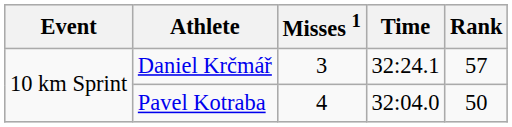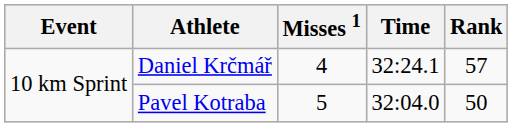(322, 66) 3 -> (322, 66) 4
(322, 103) 4 -> (322, 103) 5
